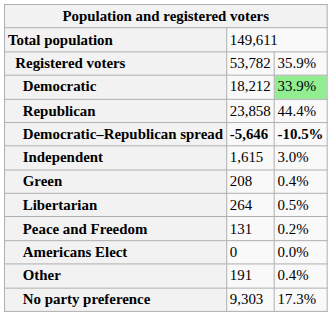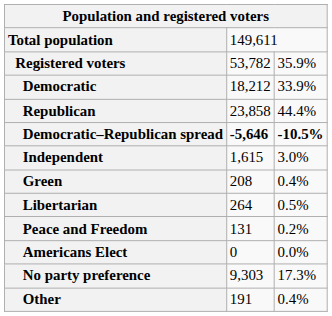(297, 87) lightgreen background -> (297, 87) no background
rows swapped: (34, 275) <-> (79, 299)
